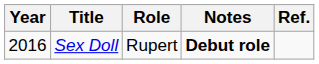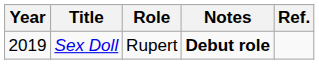(28, 45) 2016 -> (28, 45) 2019
